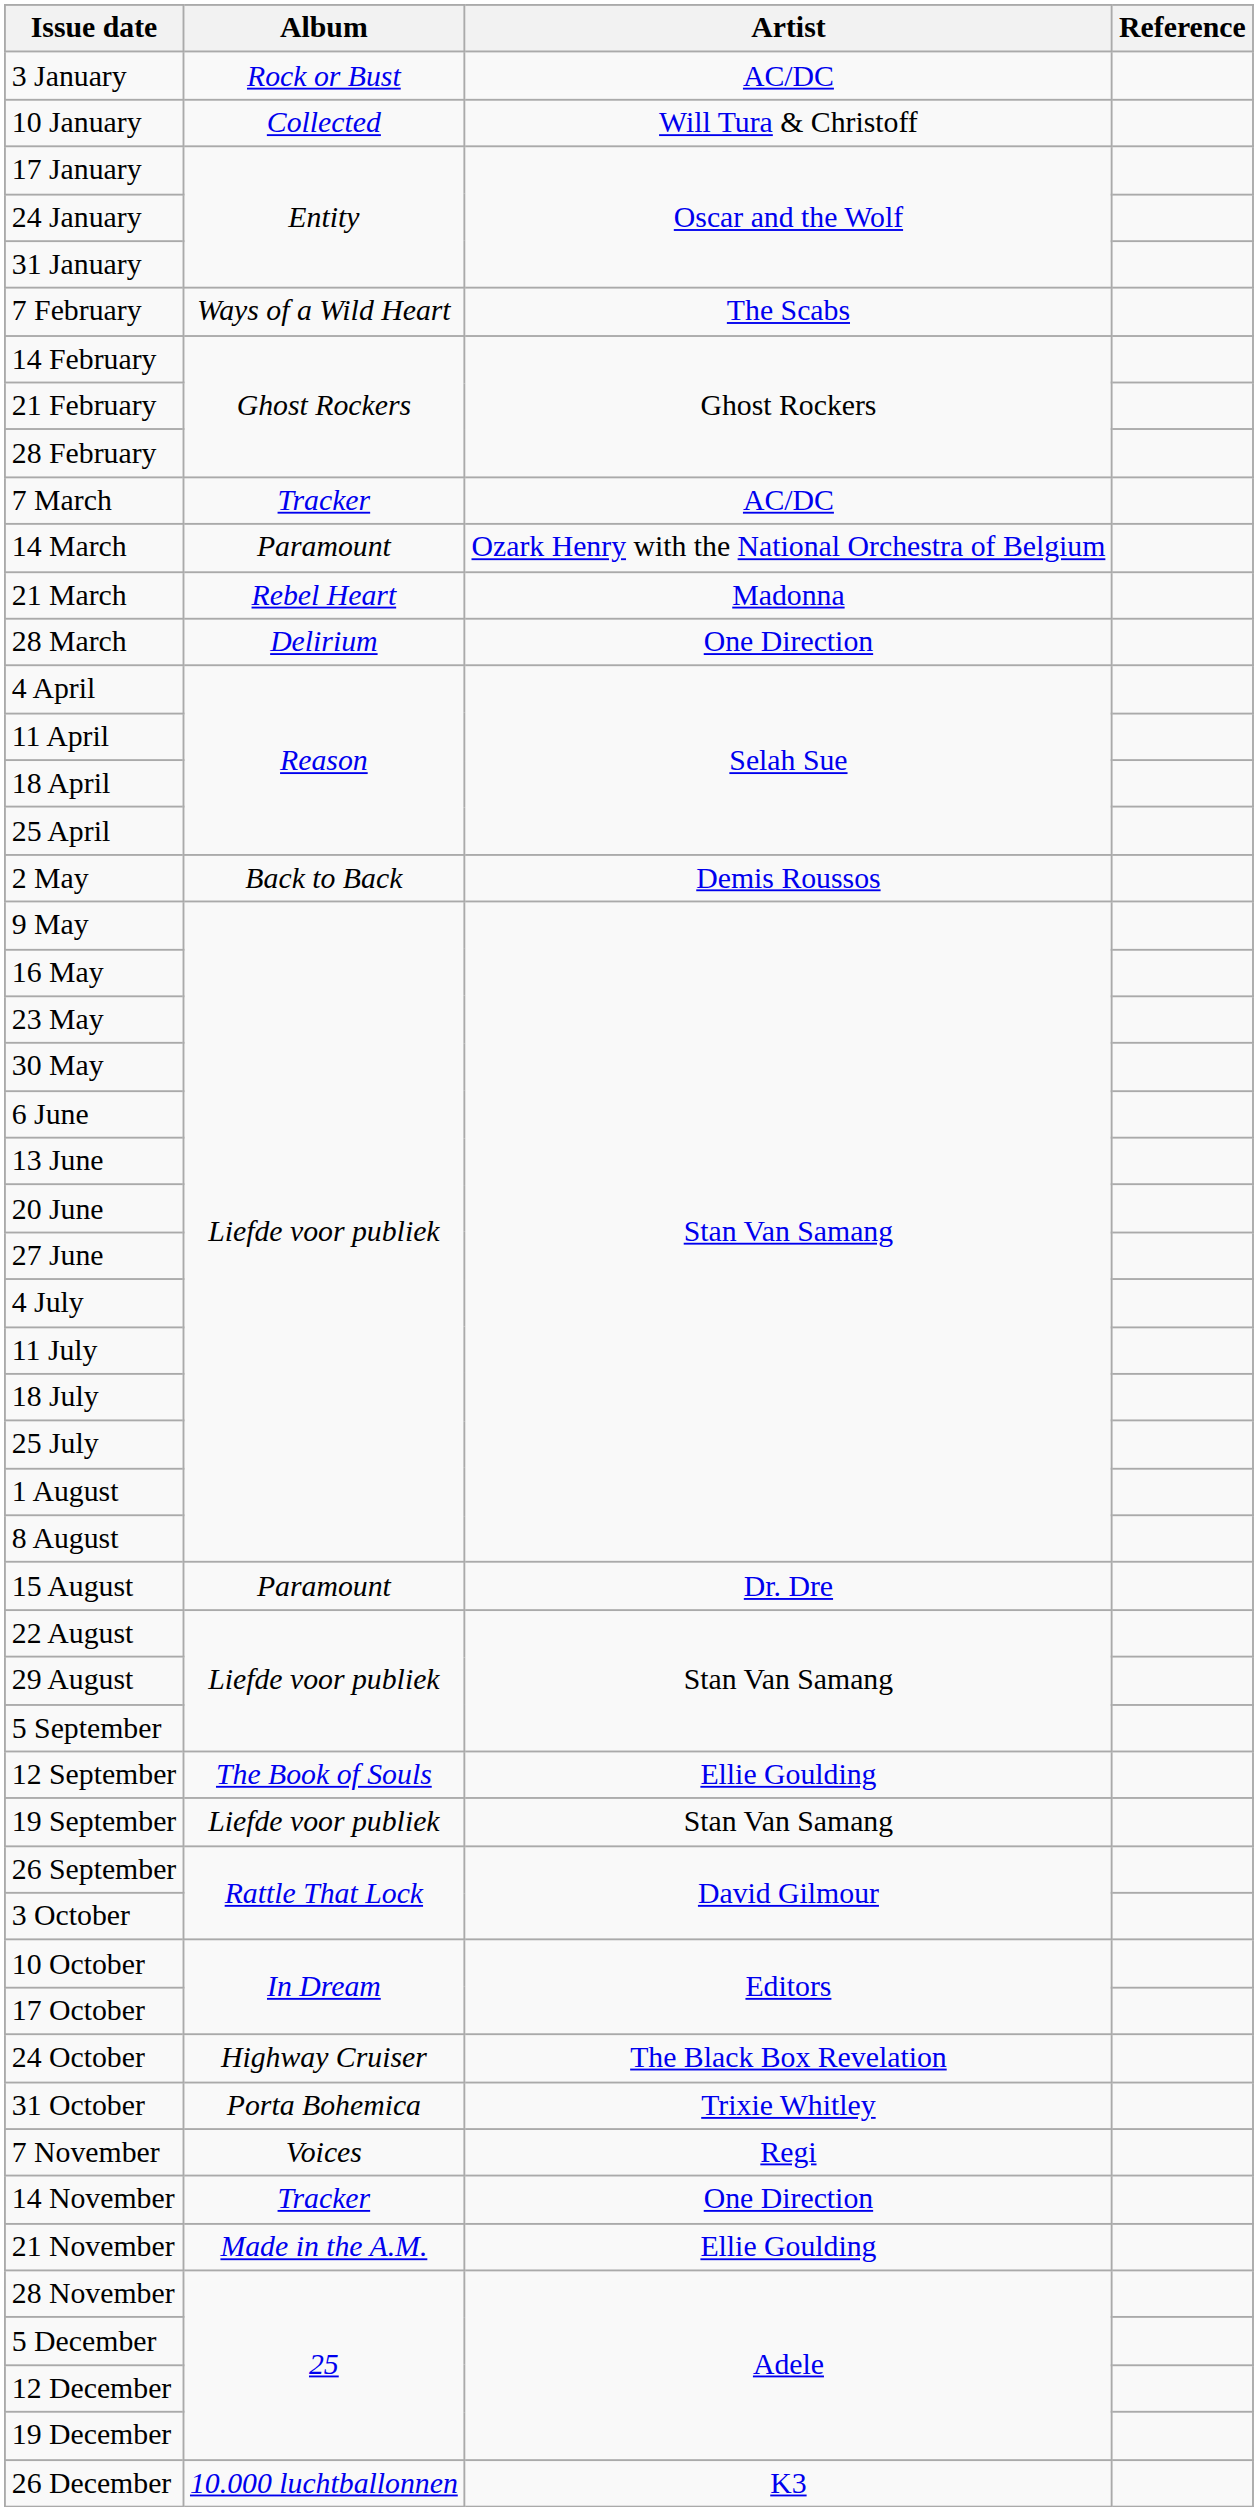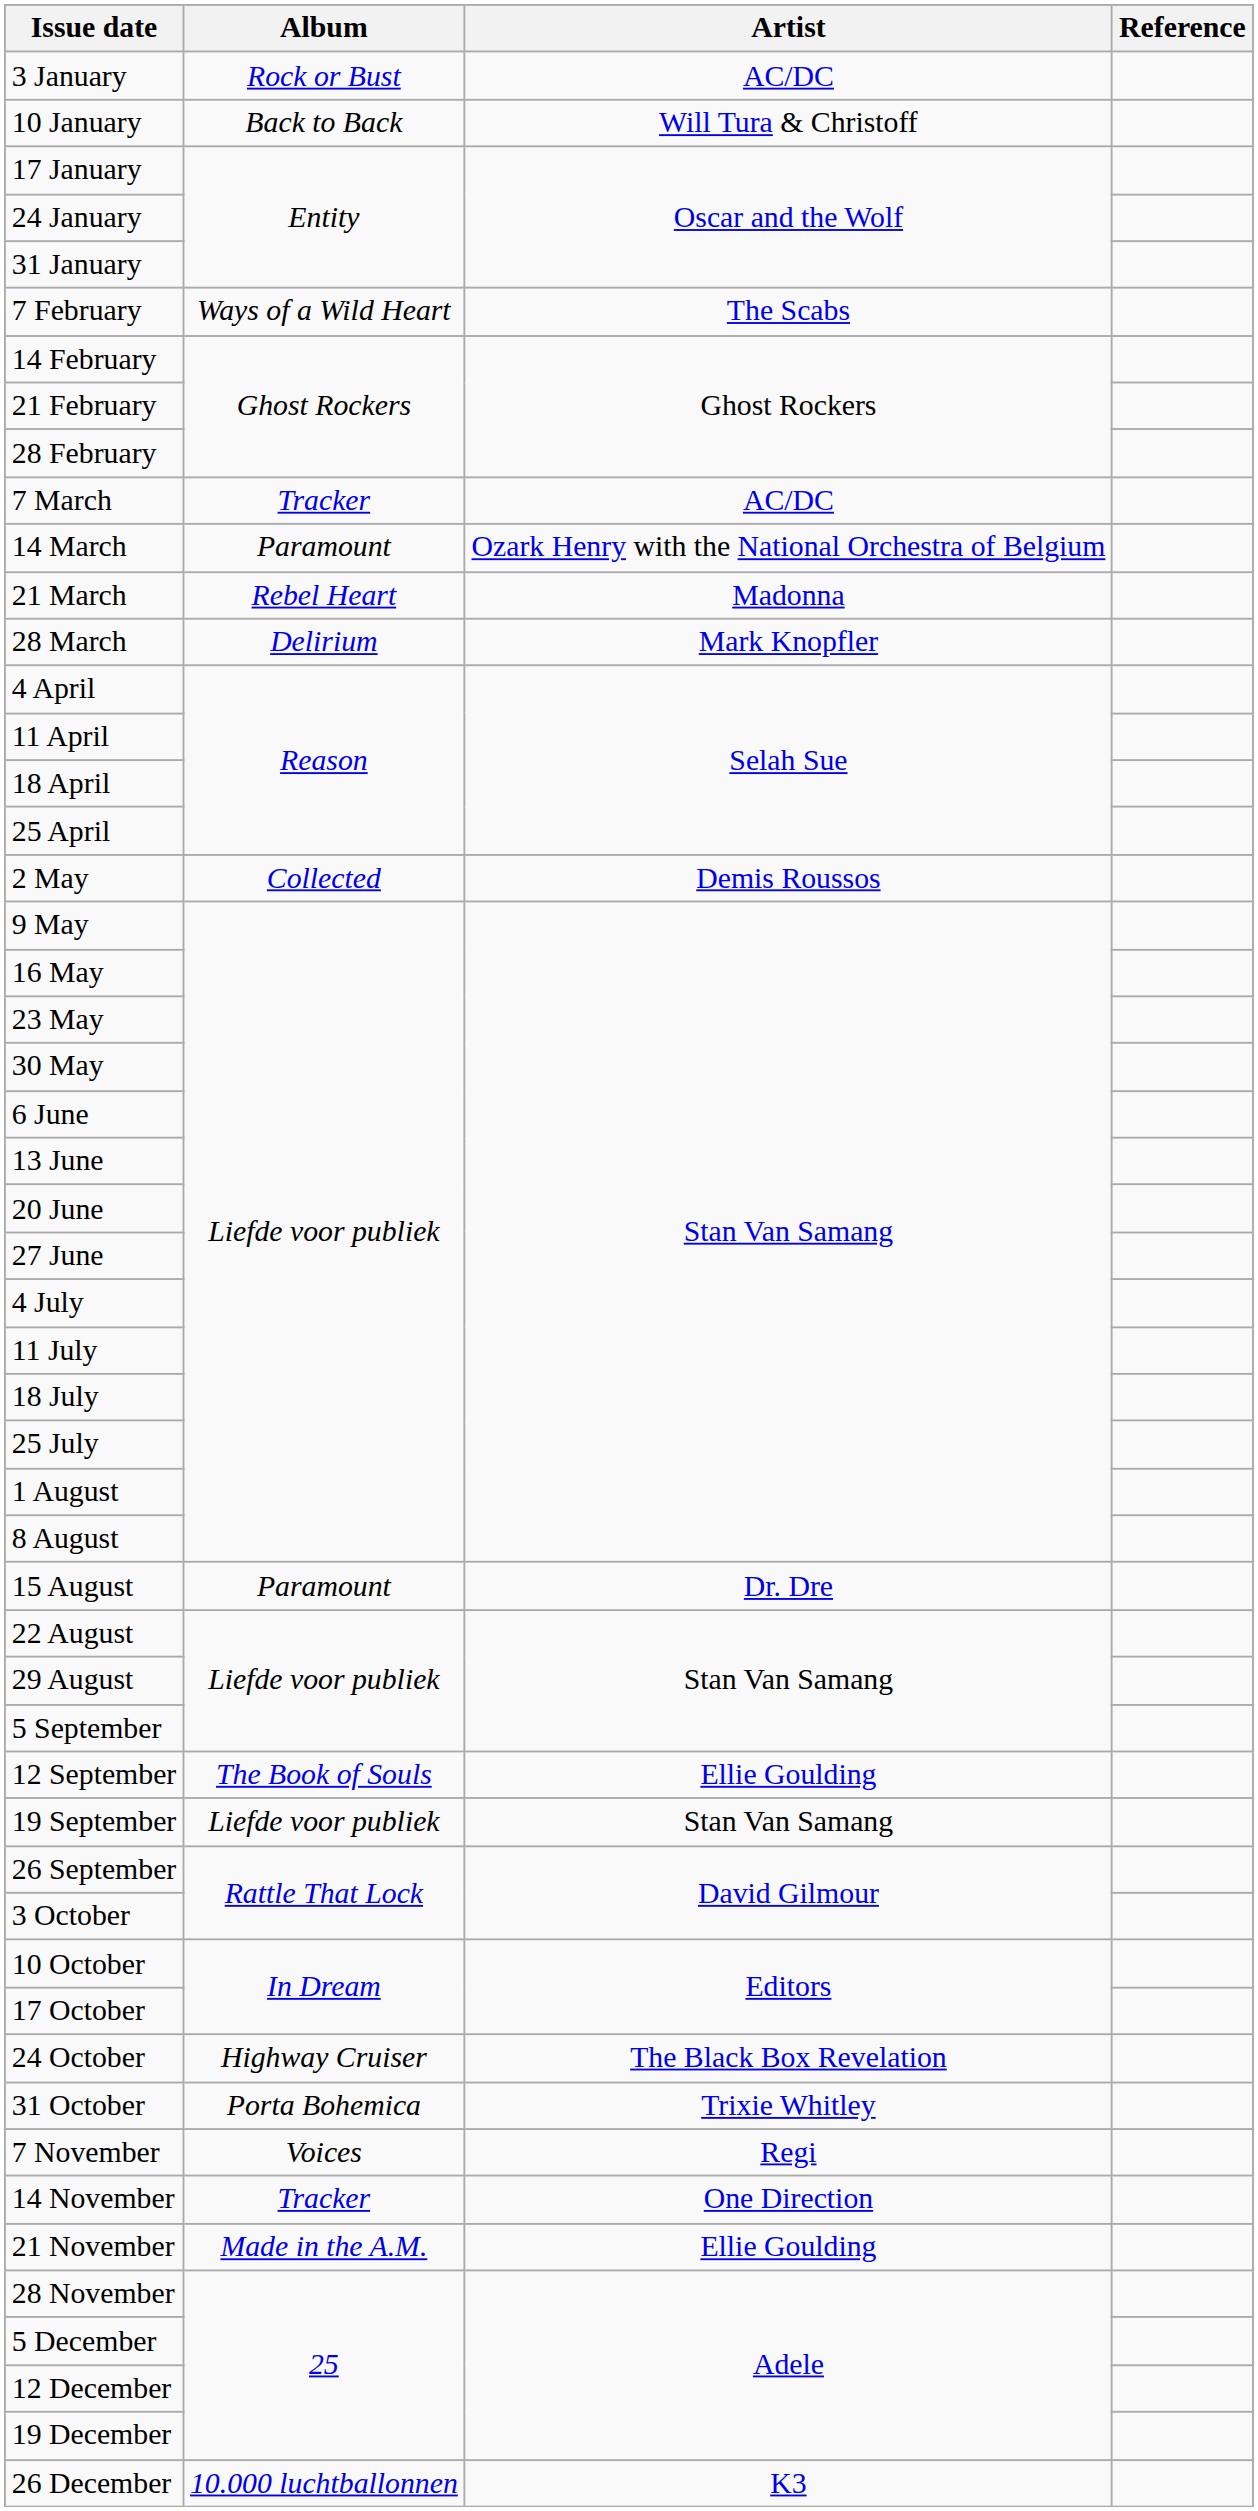(324, 122) Collected -> (324, 122) Back to Back
(788, 641) One Direction -> (788, 641) Mark Knopfler
(324, 877) Back to Back -> (324, 877) Collected
